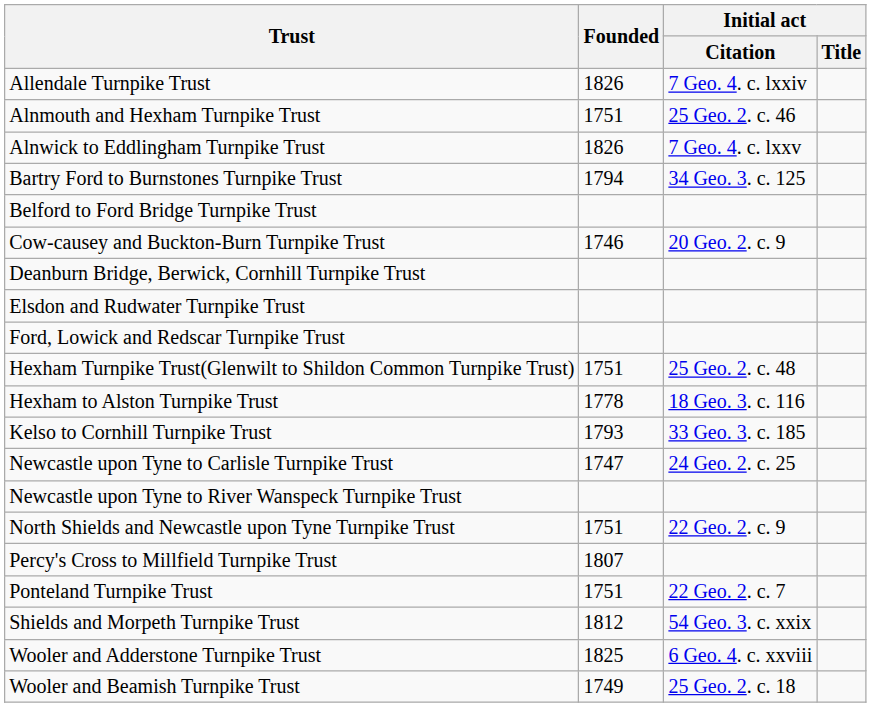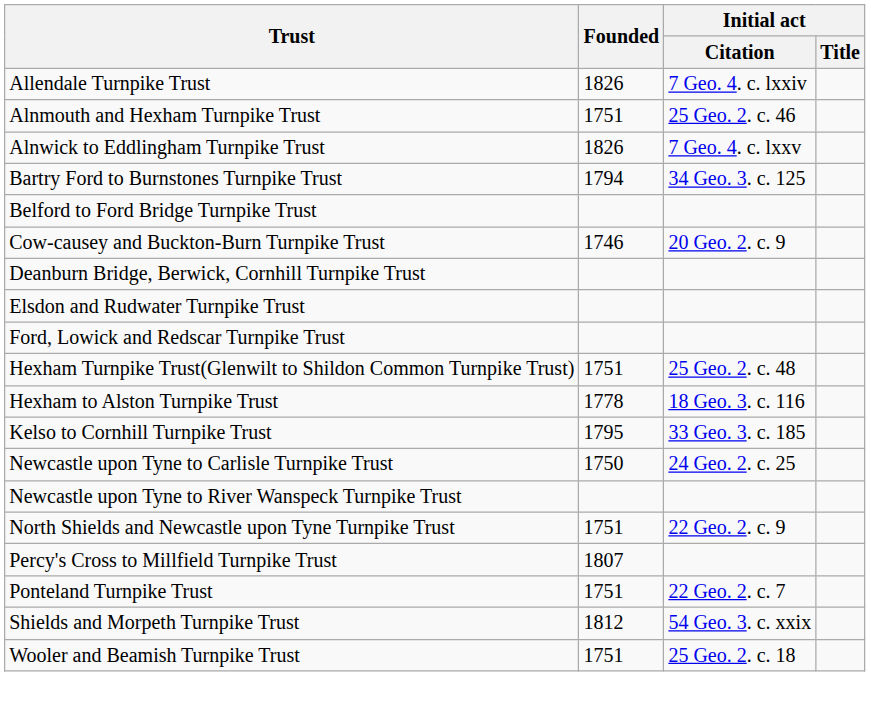(604, 432) 1793 -> (604, 432) 1795
(604, 464) 1747 -> (604, 464) 1750
- row: (165, 654)
(604, 686) 1749 -> (604, 654) 1751
